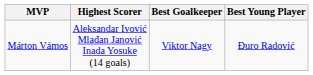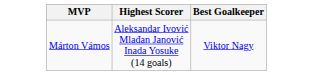- column: (266, 12)
